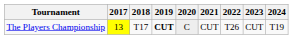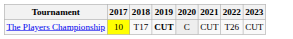- column: (277, 12)
(118, 27) 13 -> (118, 27) 10
